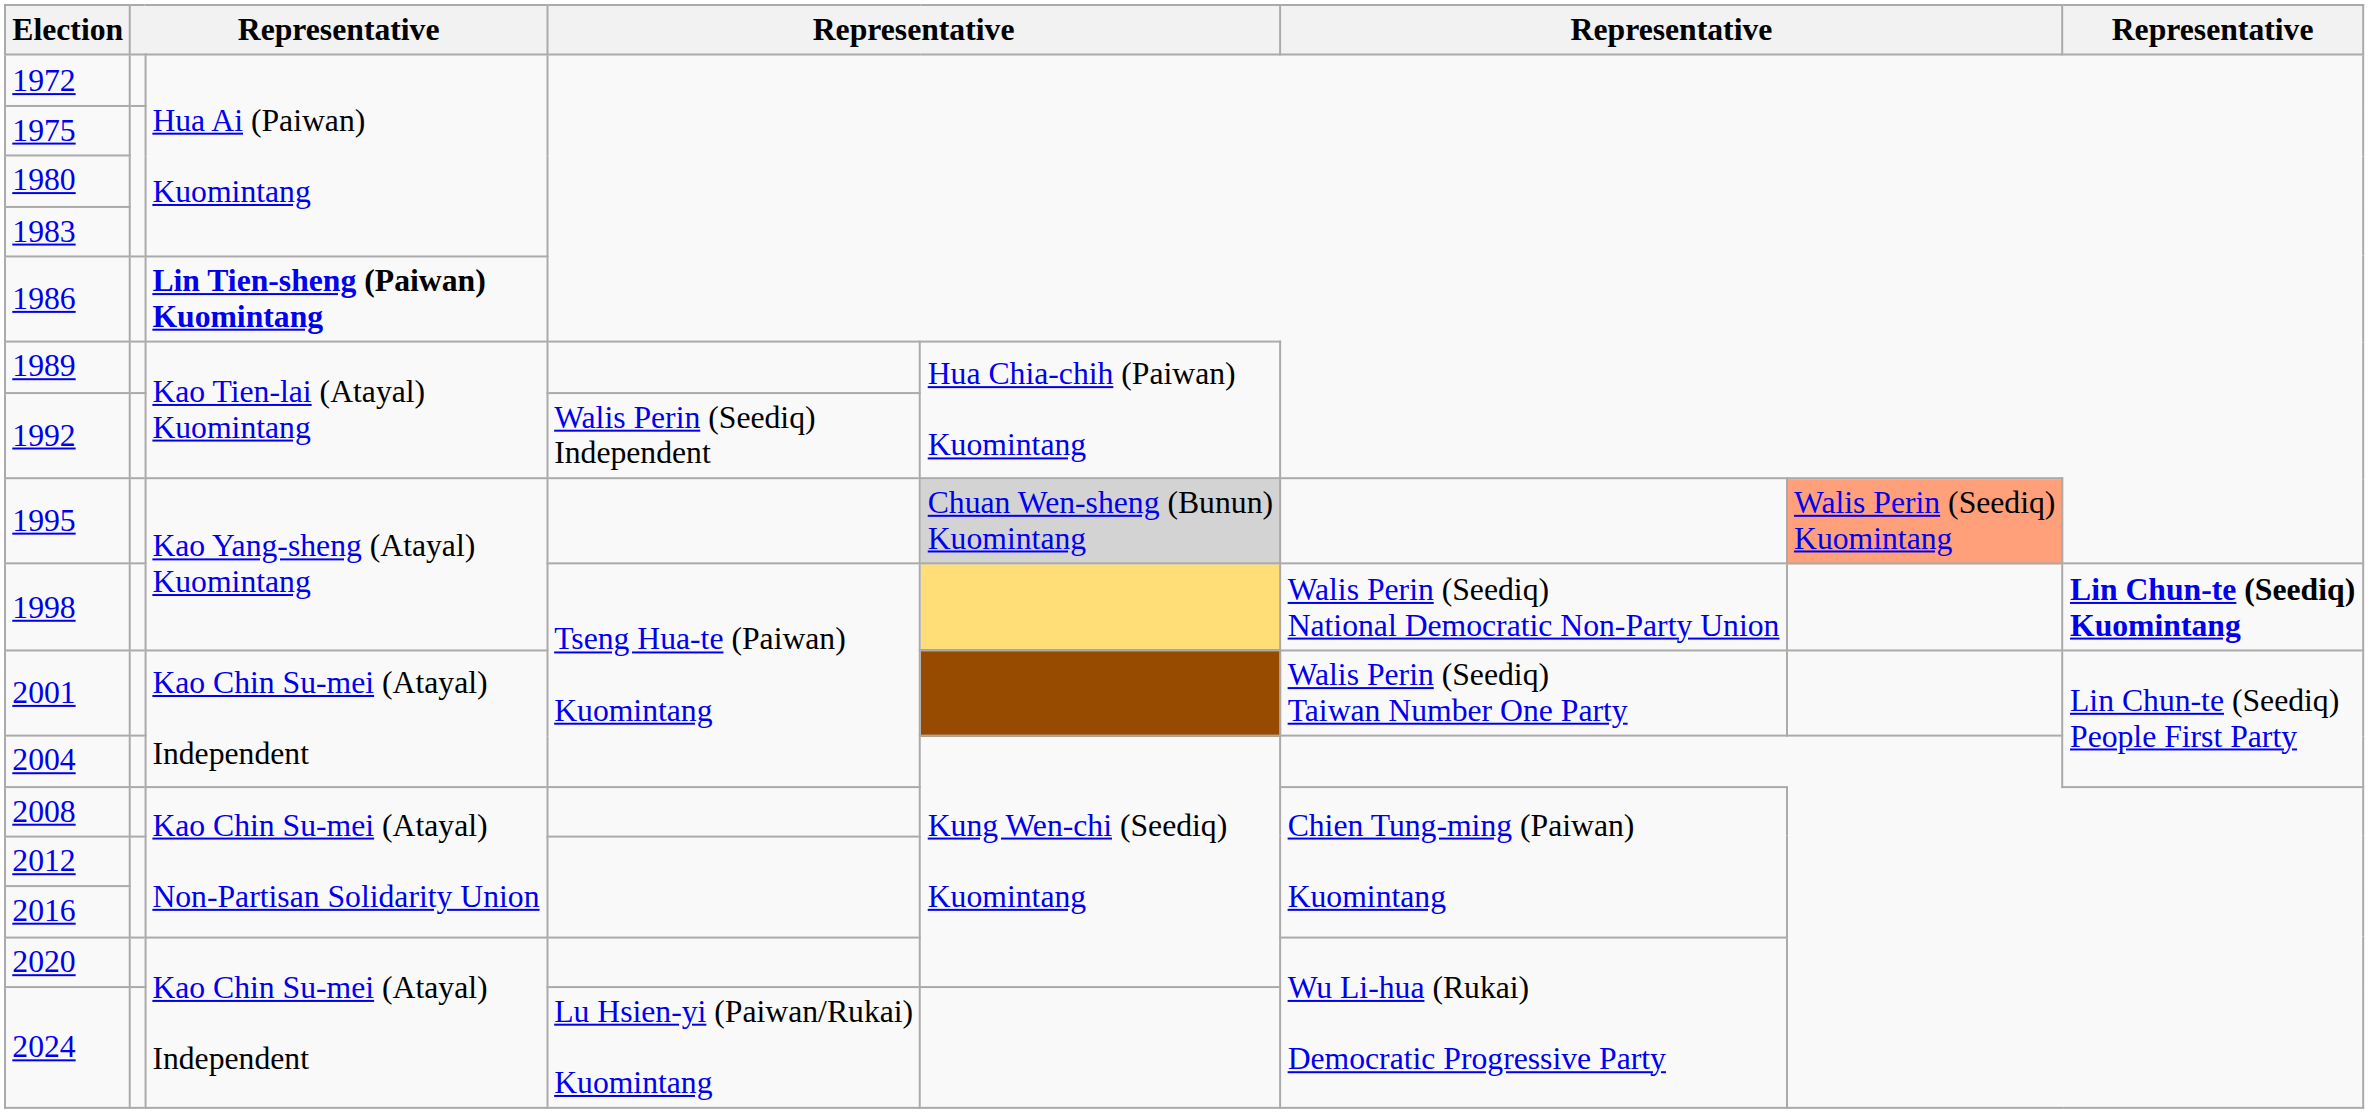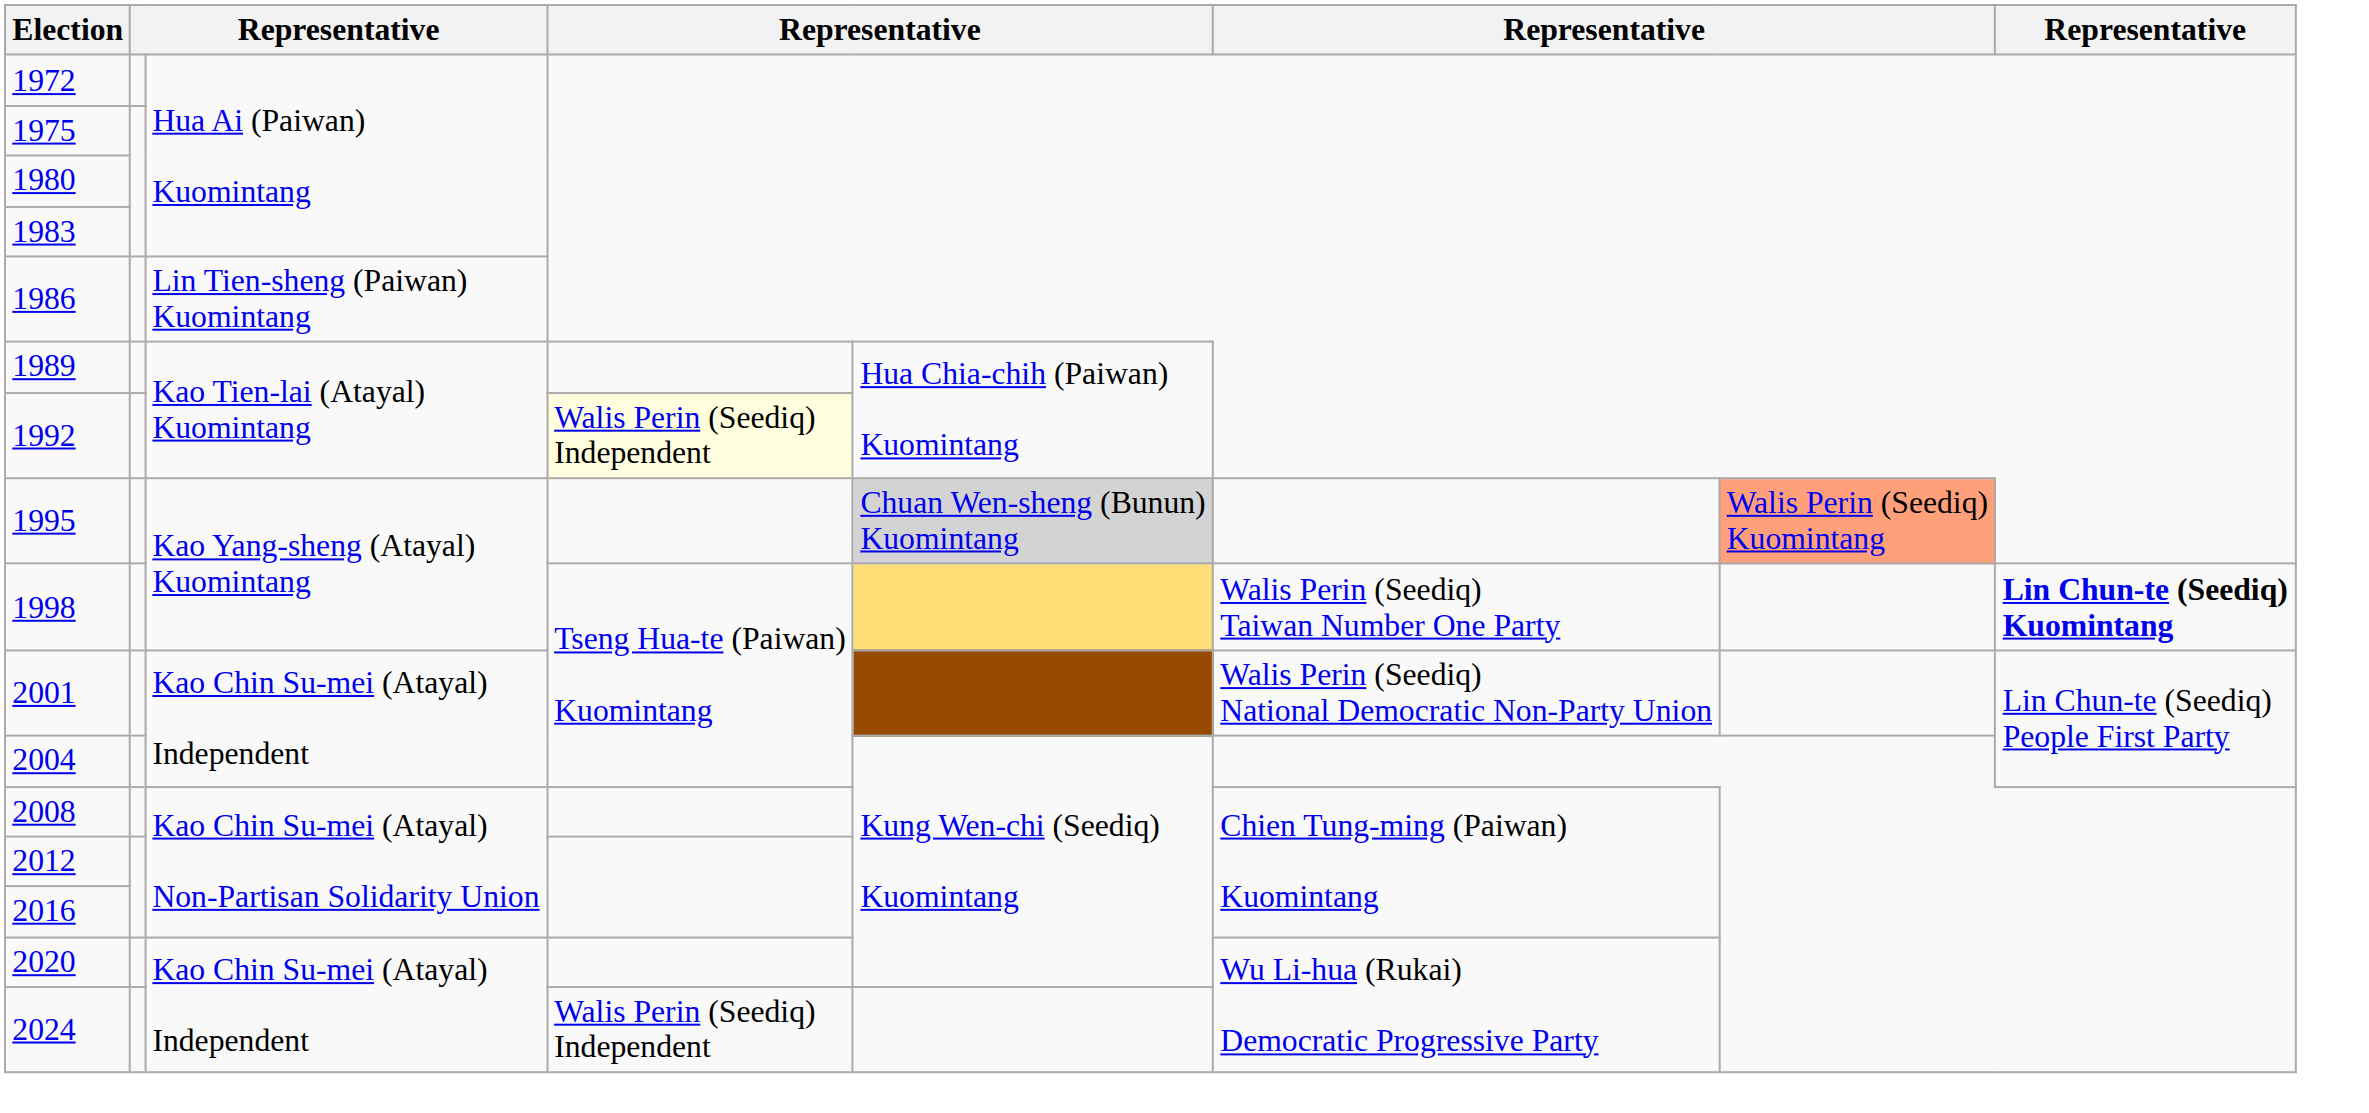(319, 298) bold -> (310, 298) normal
(685, 434) no background -> (685, 434) lightyellow background
(1534, 606) Walis Perin (Seediq) National Democratic Non-Party Union -> (1390, 606) Walis Perin (Seediq) Taiwan Number One Party
(1458, 692) Walis Perin (Seediq) Taiwan Number One Party -> (1466, 692) Walis Perin (Seediq) National Democratic Non-Party Union
(734, 1047) Lu Hsien-yi (Paiwan/Rukai) Kuomintang -> (685, 1029) Walis Perin (Seediq) Independent
